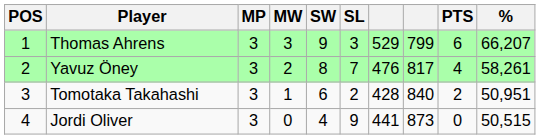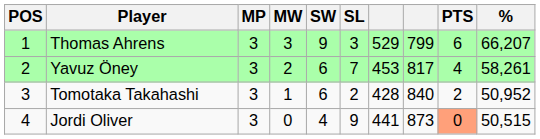(323, 69) 8 -> (323, 69) 6
(386, 69) 476 -> (386, 69) 453
(506, 95) 50,951 -> (506, 95) 50,952
(458, 120) no background -> (458, 120) lightsalmon background
